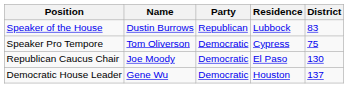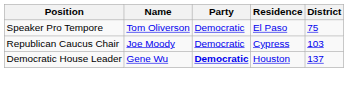- row: (55, 28)
(271, 43) Cypress -> (270, 28) El Paso
(270, 59) El Paso -> (271, 43) Cypress
(315, 59) 130 -> (315, 43) 103
(223, 75) normal -> (221, 59) bold
